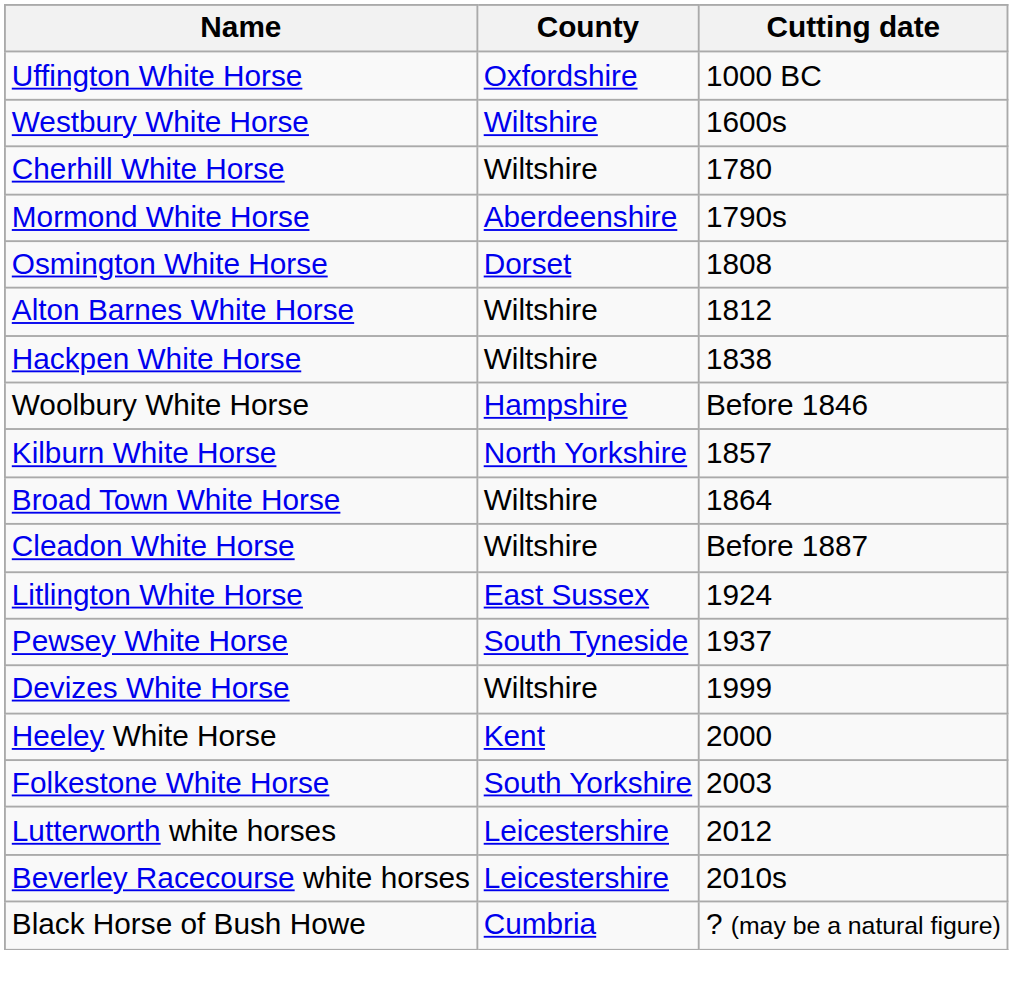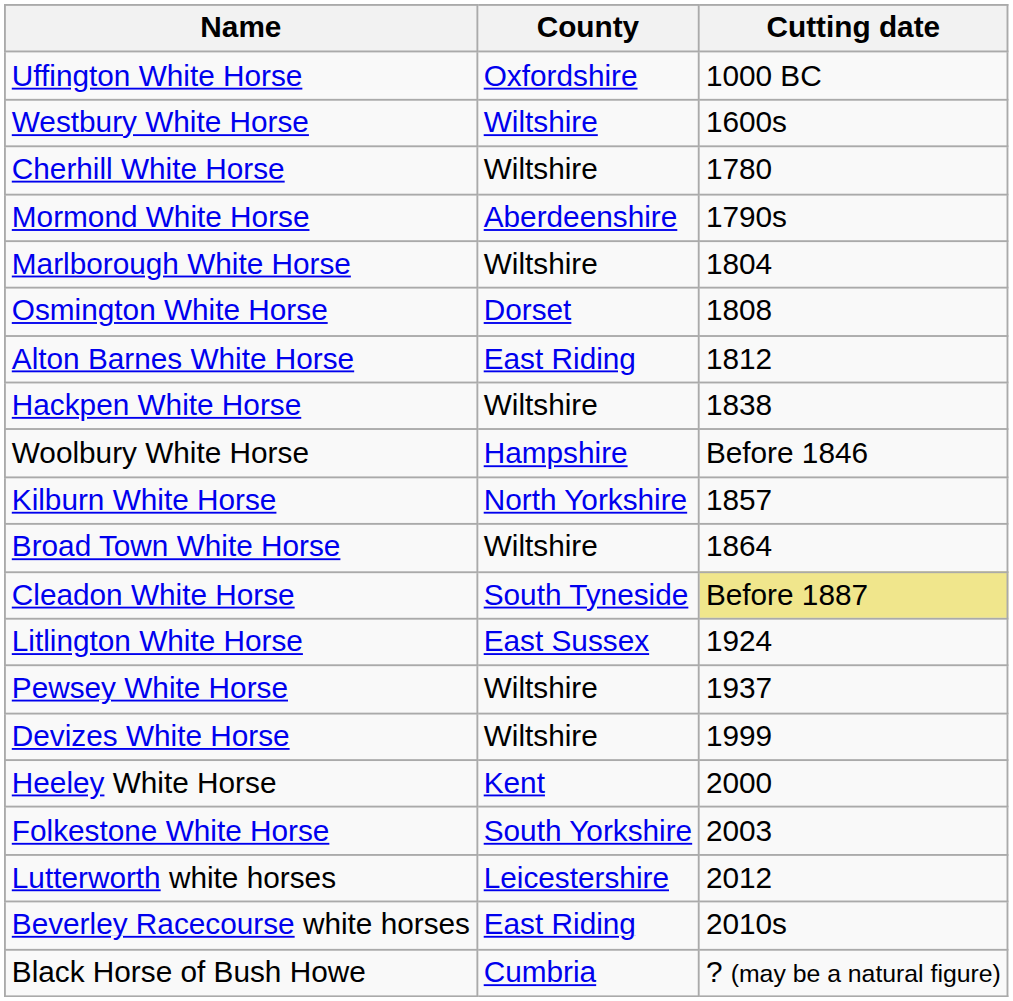+ row: (181, 264)
(541, 311) Wiltshire -> (560, 358) East Riding
(541, 547) Wiltshire -> (586, 594) South Tyneside
(787, 547) no background -> (787, 594) khaki background
(586, 641) South Tyneside -> (541, 688) Wiltshire
(576, 877) Leicestershire -> (560, 924) East Riding
